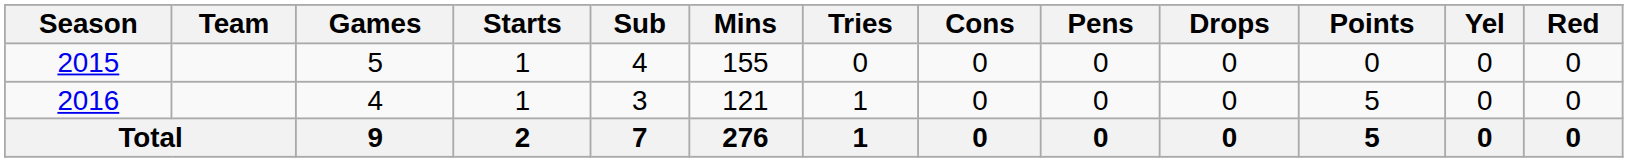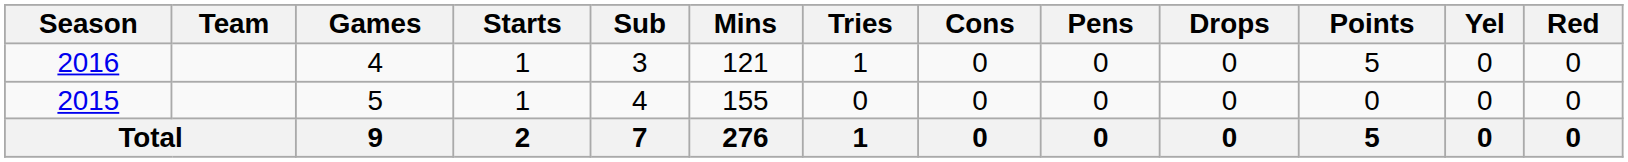rows swapped: (88, 61) <-> (88, 99)
